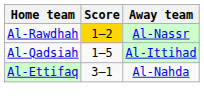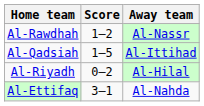(102, 33) gold background -> (102, 33) no background
+ row: (43, 72)
